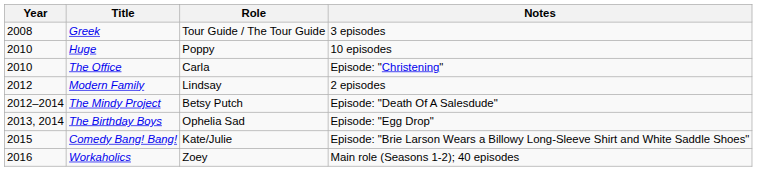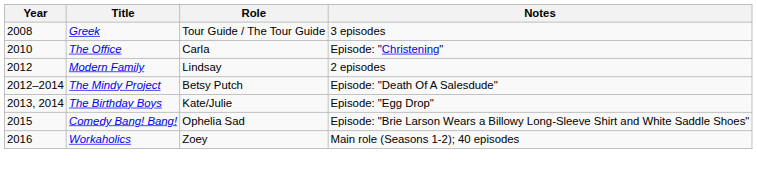- row: (83, 49)
(214, 121) Ophelia Sad -> (207, 103) Kate/Julie
(207, 139) Kate/Julie -> (214, 121) Ophelia Sad
